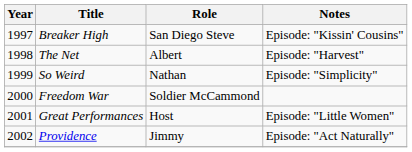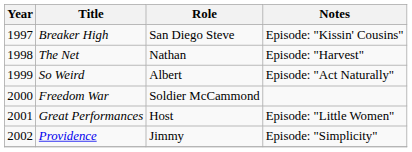(166, 55) Albert -> (168, 55) Nathan
(168, 75) Nathan -> (166, 75) Albert
(322, 75) Episode: "Simplicity" -> (330, 75) Episode: "Act Naturally"
(330, 136) Episode: "Act Naturally" -> (322, 136) Episode: "Simplicity"
